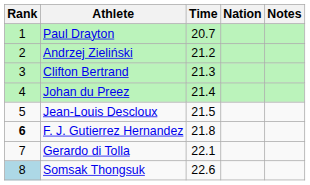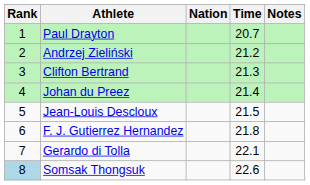columns swapped: (242, 14) <-> (203, 14)
(22, 131) bold -> (22, 131) normal
